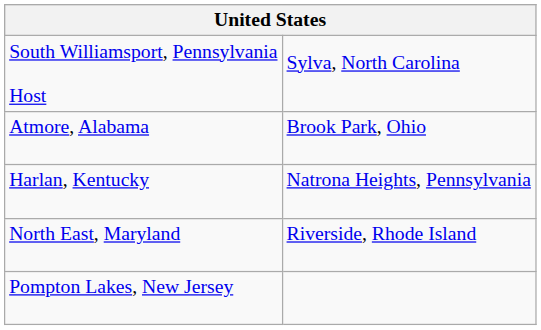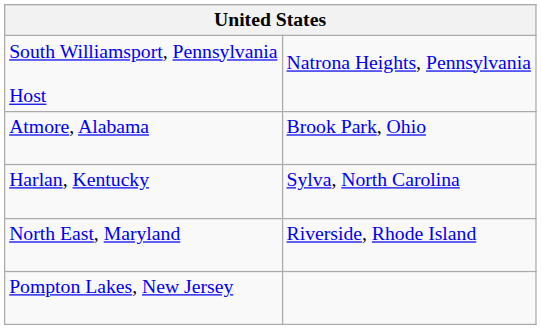(373, 62) Sylva, North Carolina -> (409, 62) Natrona Heights, Pennsylvania
(409, 180) Natrona Heights, Pennsylvania -> (373, 180) Sylva, North Carolina
